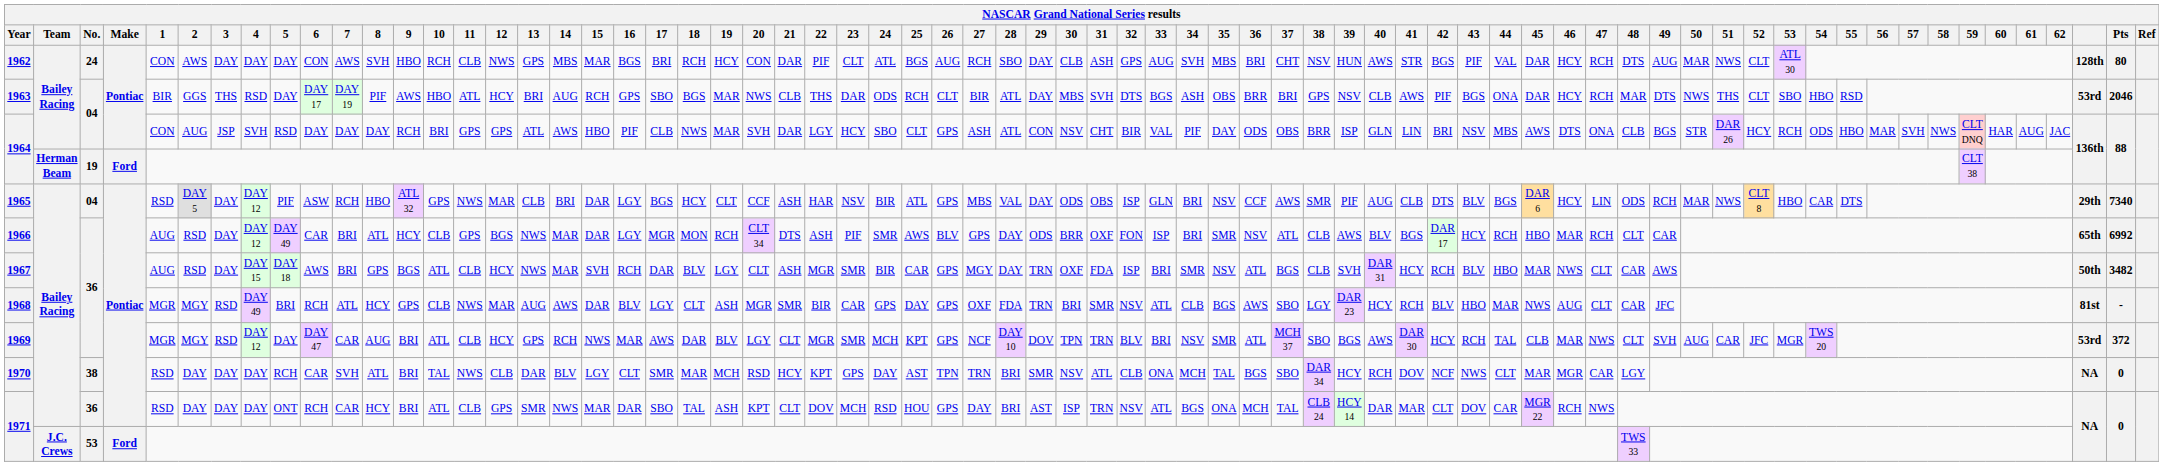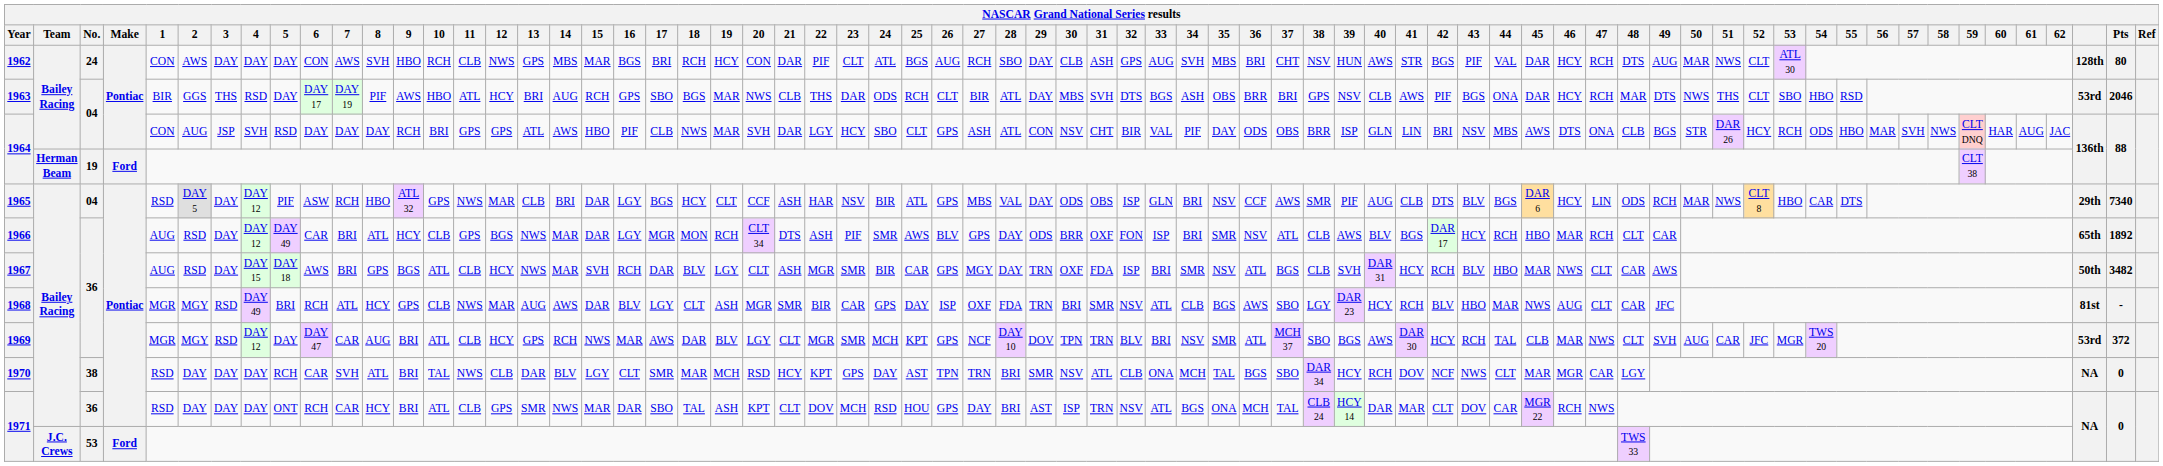(2121, 235) 6992 -> (2121, 235) 1892
(948, 305) GPS -> (948, 305) ISP
